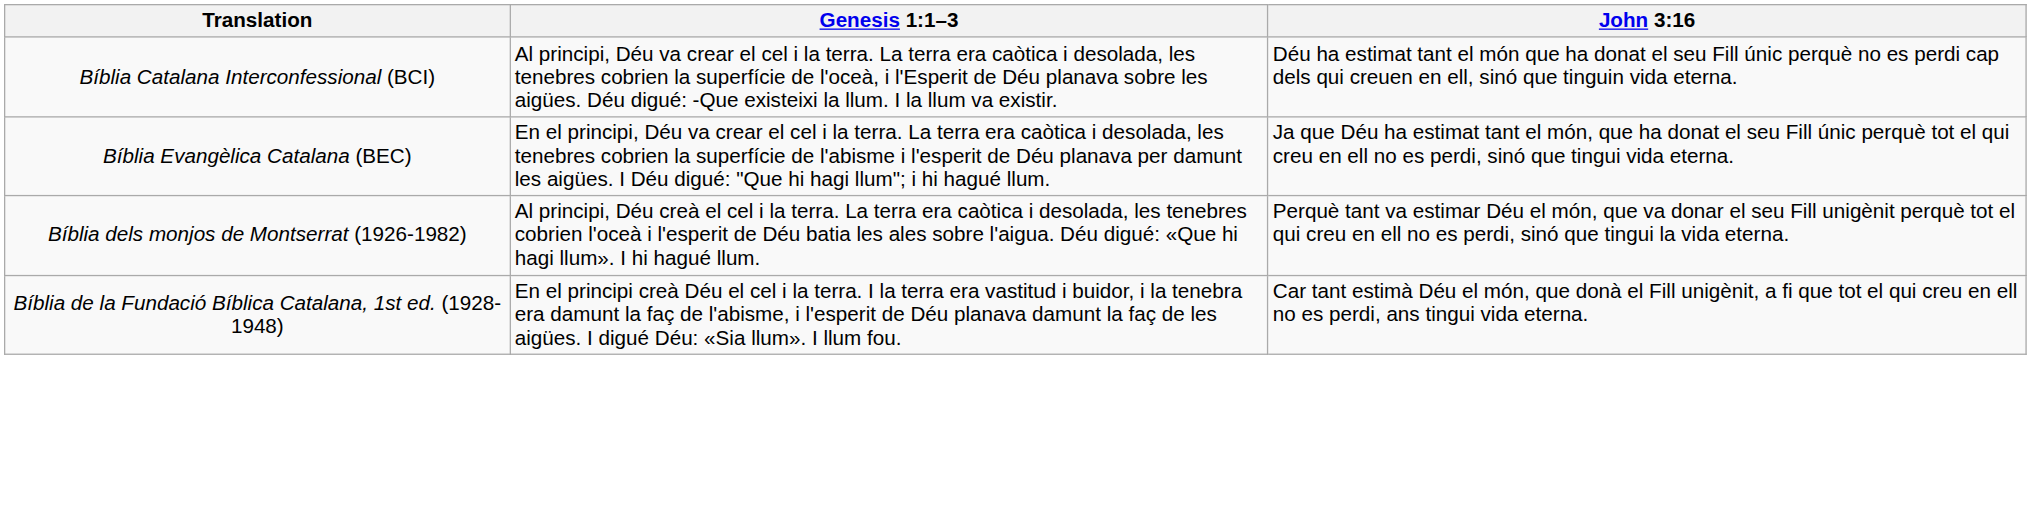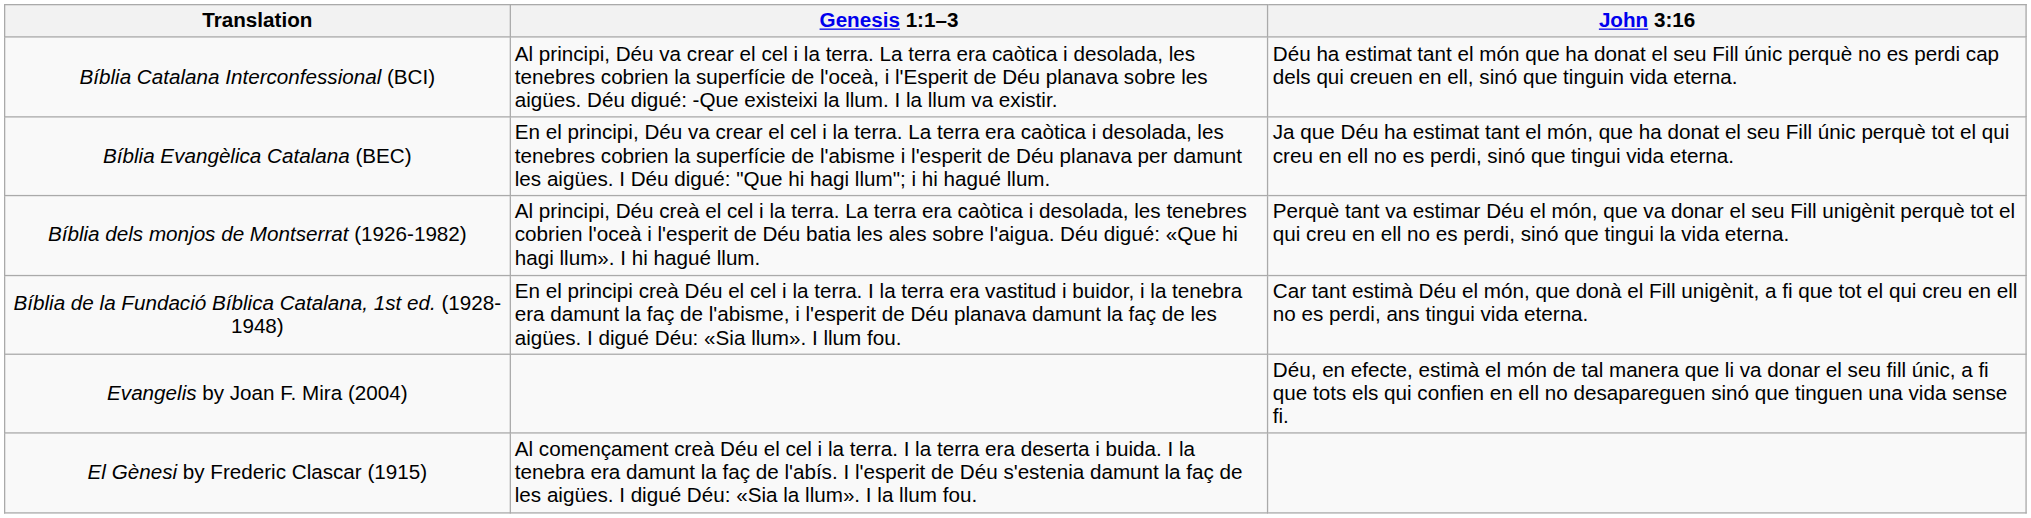+ row: (257, 393)
+ row: (257, 472)
